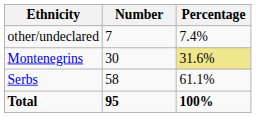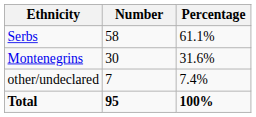rows swapped: (23, 79) <-> (53, 36)
(197, 58) khaki background -> (197, 58) no background
